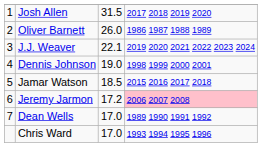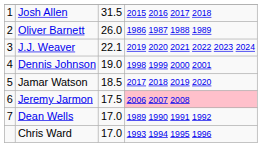(169, 13) 2017 2018 2019 2020 -> (169, 13) 2015 2016 2017 2018
(169, 82) 2015 2016 2017 2018 -> (169, 82) 2017 2018 2019 2020
(112, 99) 17.2 -> (112, 99) 17.5
